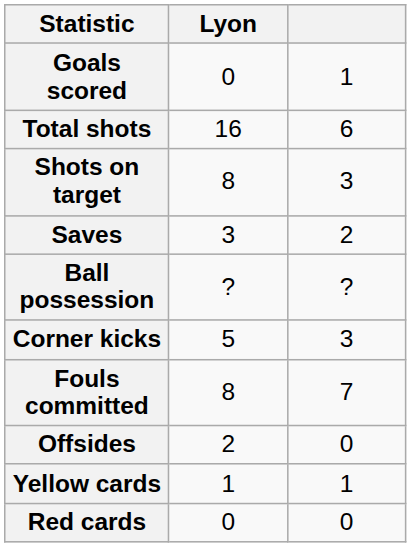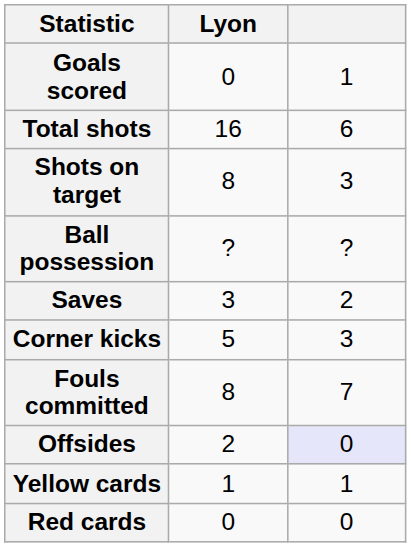rows swapped: (87, 234) <-> (87, 286)
(347, 444) no background -> (347, 444) lavender background
